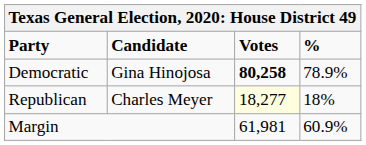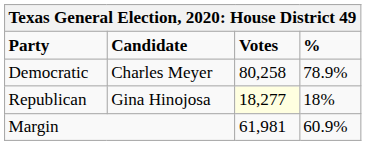(161, 72) Gina Hinojosa -> (162, 72) Charles Meyer
(262, 72) bold -> (262, 72) normal
(162, 99) Charles Meyer -> (161, 99) Gina Hinojosa
